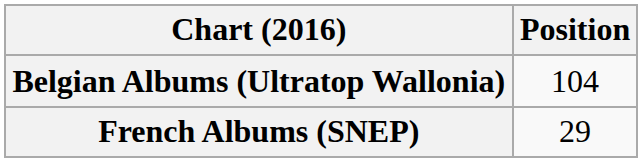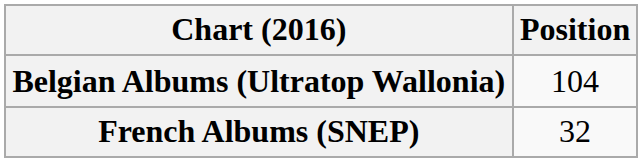(575, 131) 29 -> (575, 131) 32
